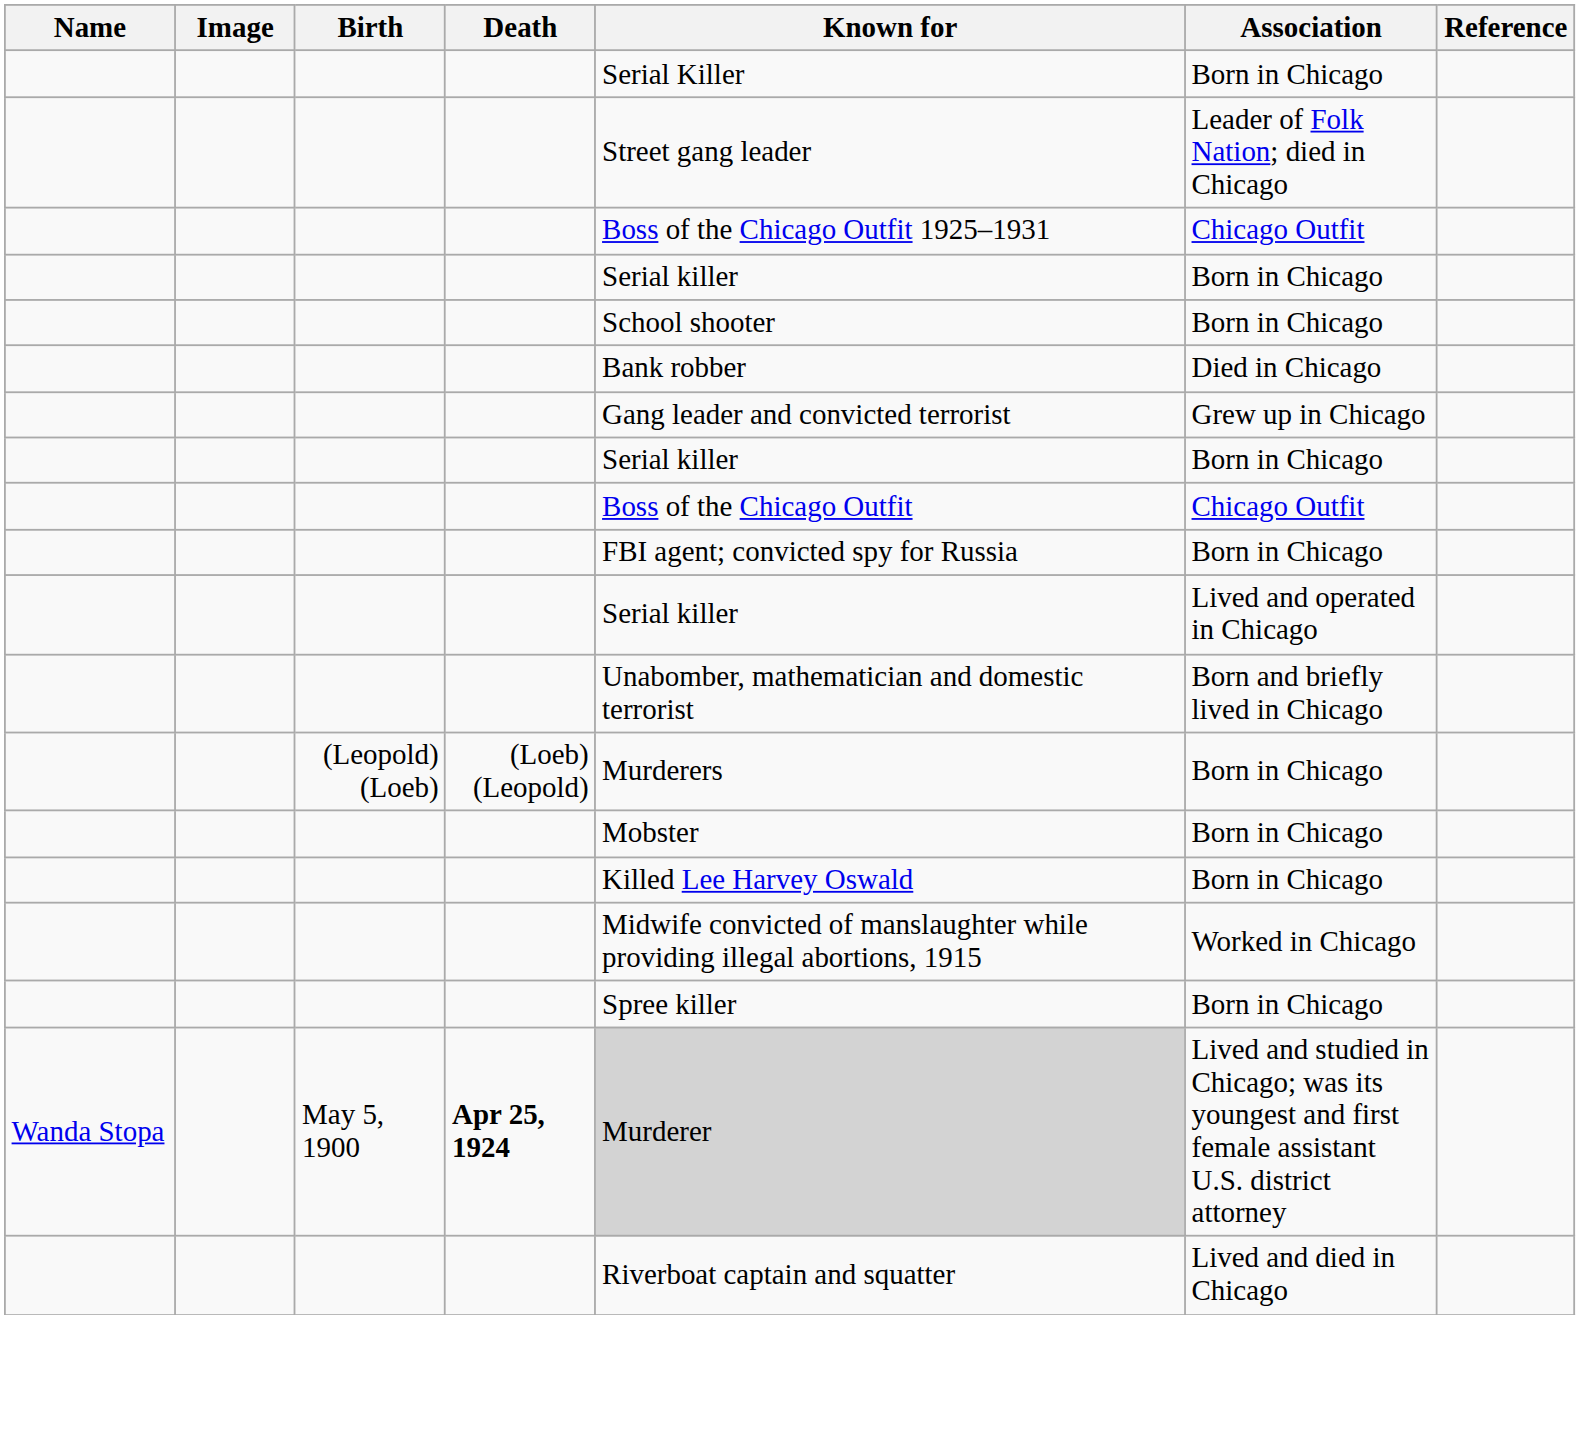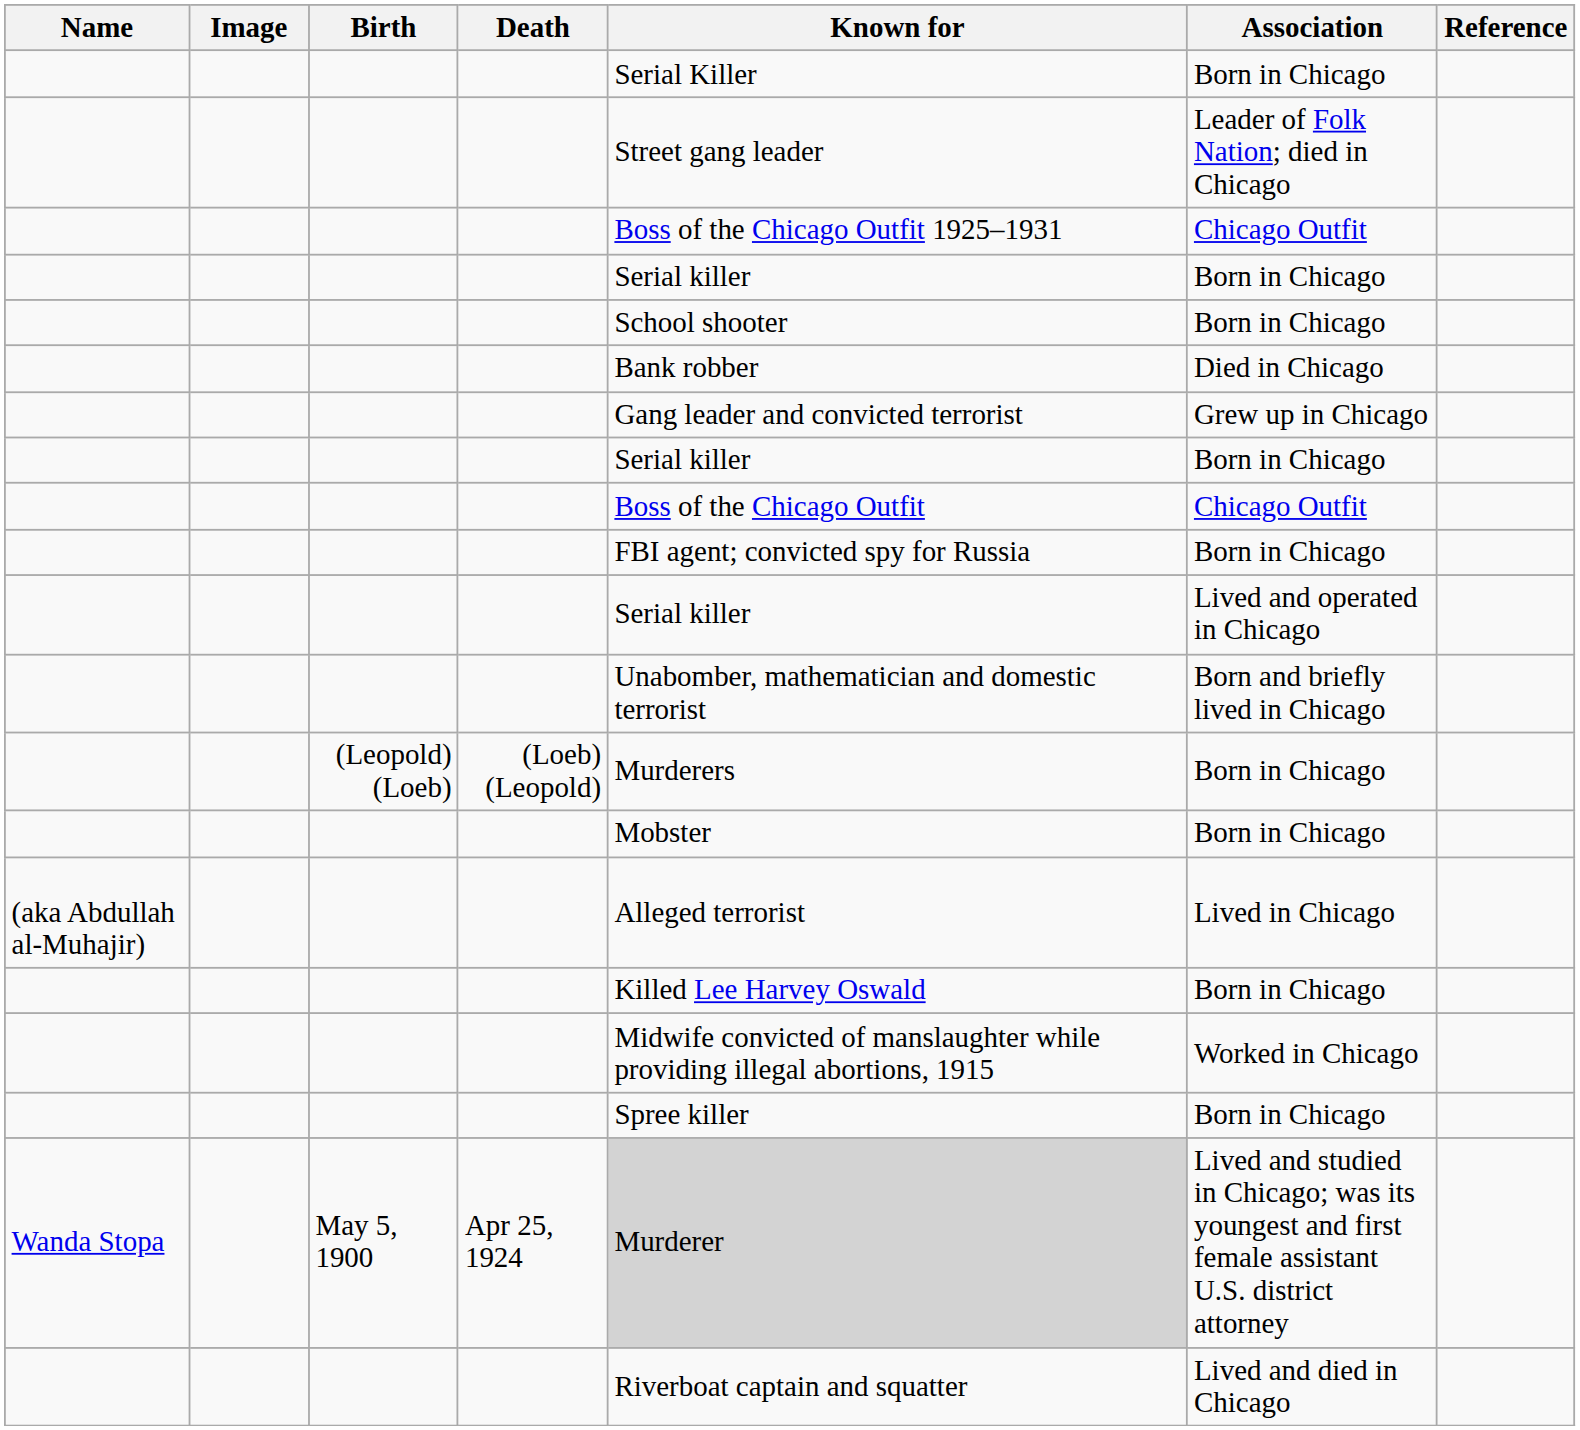+ row: (93, 928)
(498, 1131) bold -> (509, 1242) normal
